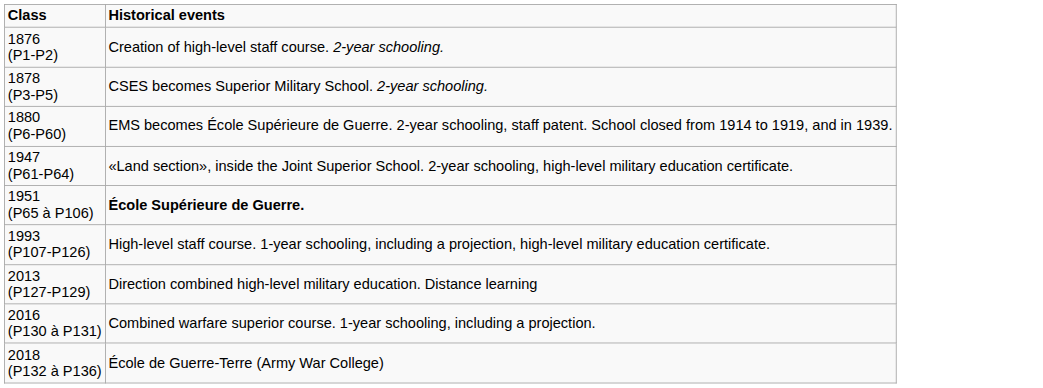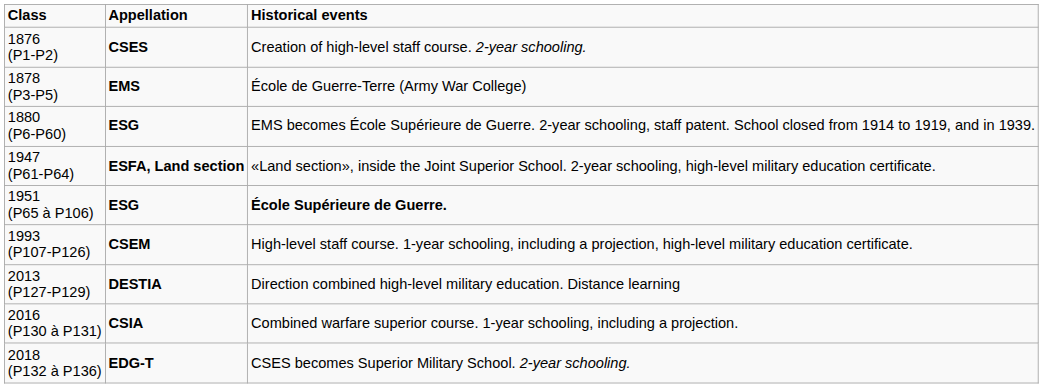+ column: (148, 16)
(298, 86) CSES becomes Superior Military School. 2-year schooling. -> (389, 86) École de Guerre-Terre (Army War College)
(246, 363) École de Guerre-Terre (Army War College) -> (441, 363) CSES becomes Superior Military School. 2-year schooling.
